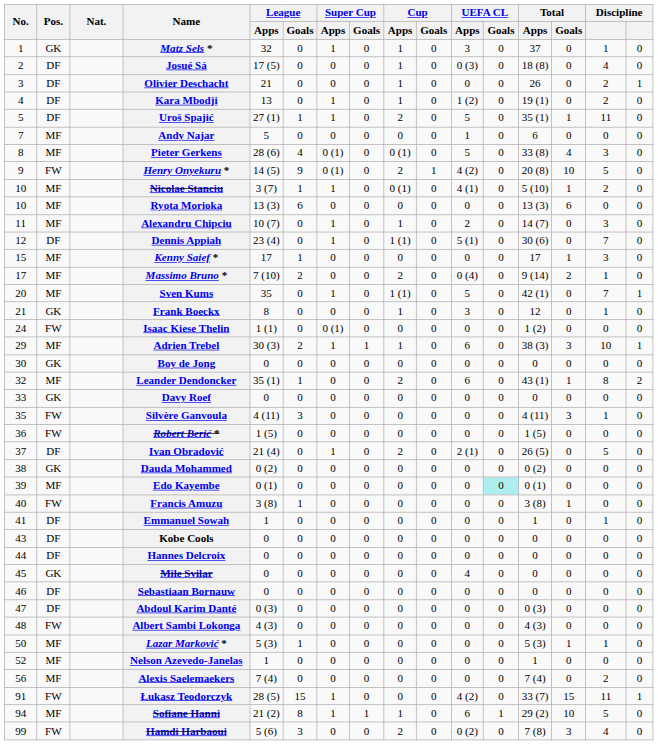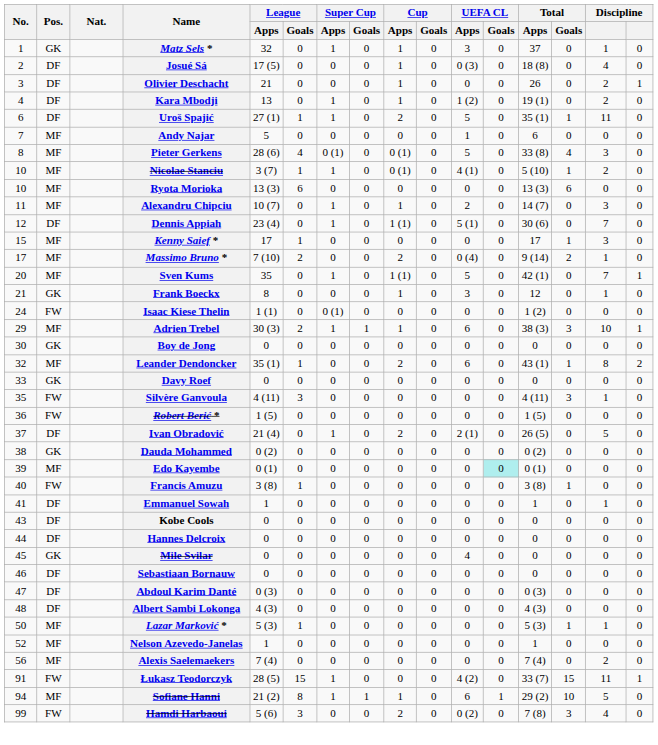(21, 118) 5 -> (21, 118) 6
- row: (186, 170)
(53, 626) FW -> (53, 608) DF
